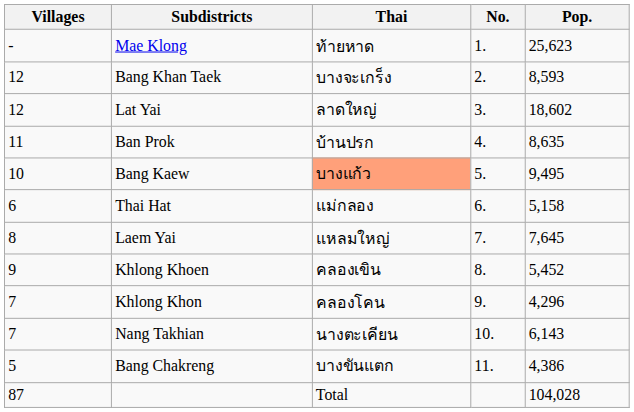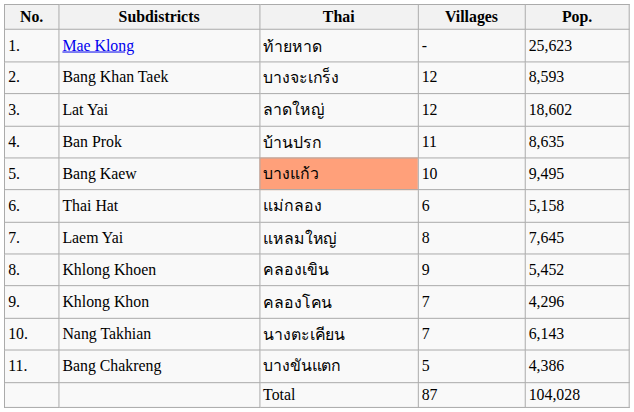columns swapped: (498, 17) <-> (58, 17)
